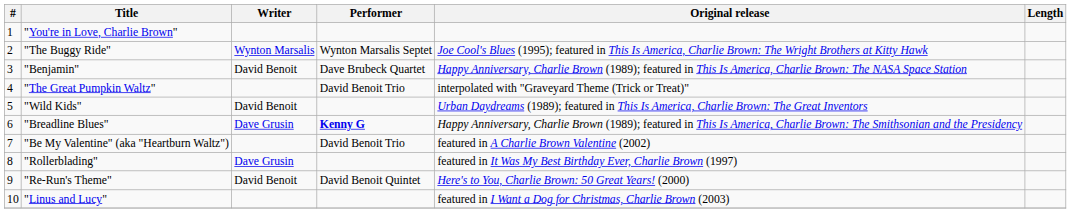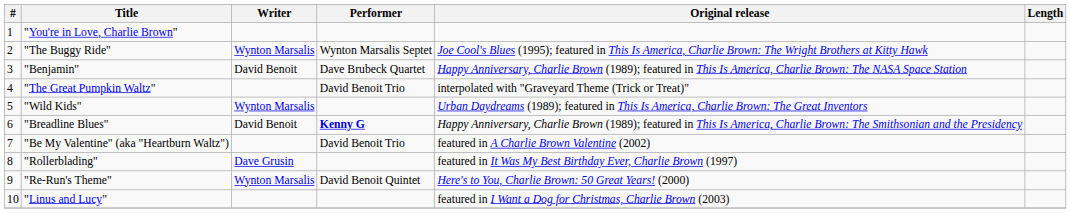(266, 106) David Benoit -> (274, 106) Wynton Marsalis
(264, 124) Dave Grusin -> (266, 124) David Benoit
(266, 180) David Benoit -> (274, 180) Wynton Marsalis
